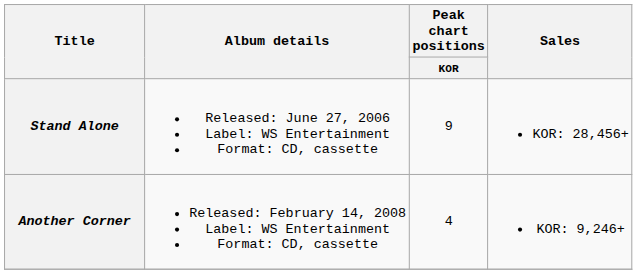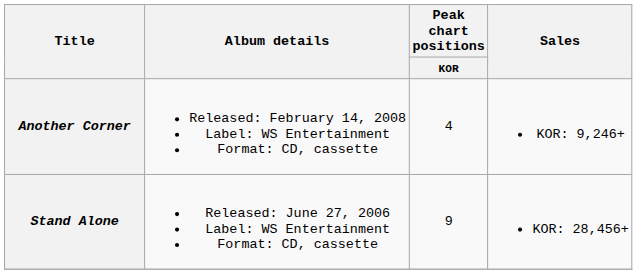rows swapped: (75, 127) <-> (75, 221)
